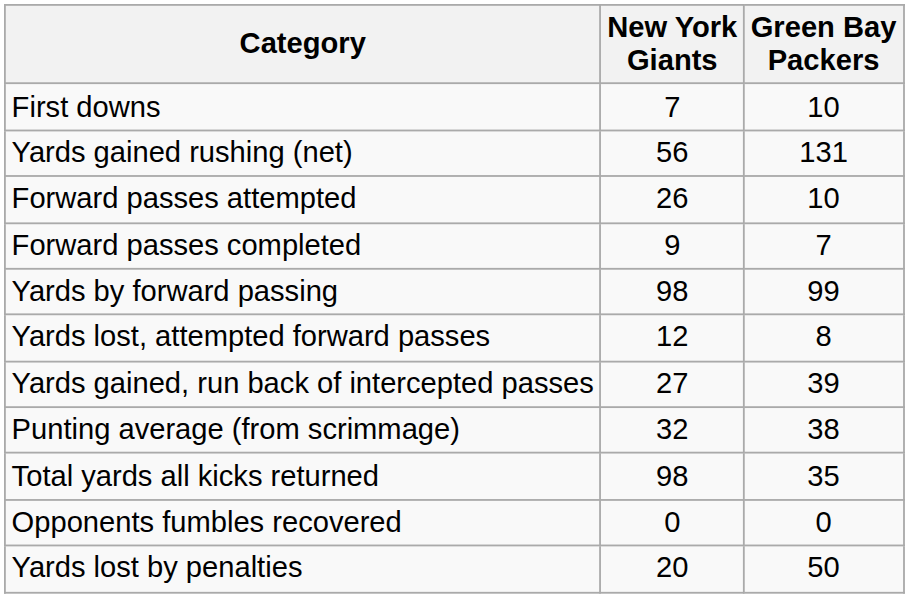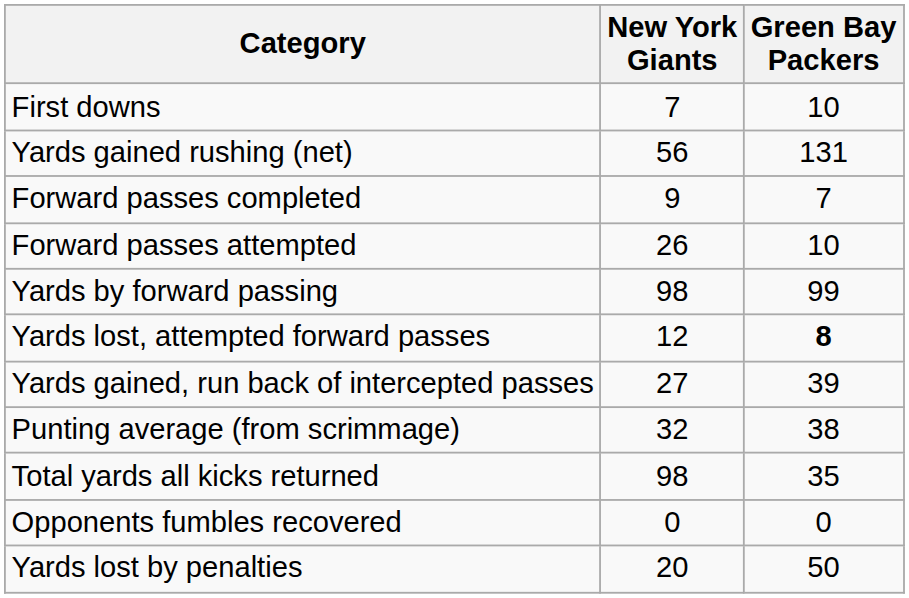rows swapped: (184, 198) <-> (186, 245)
(824, 337) normal -> (824, 337) bold
